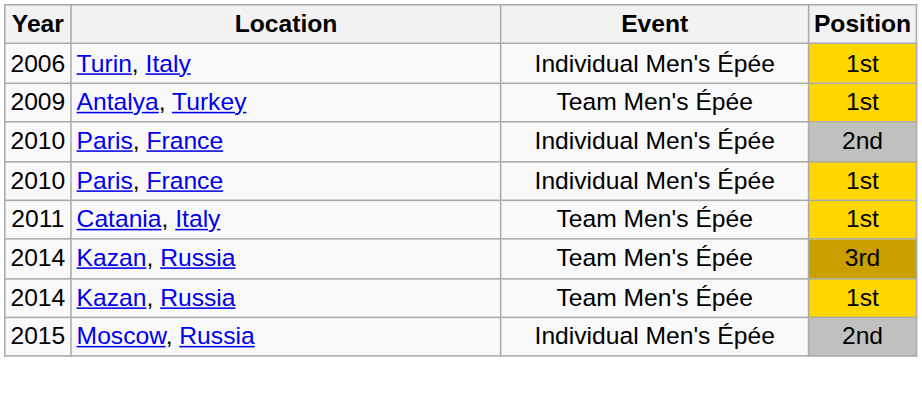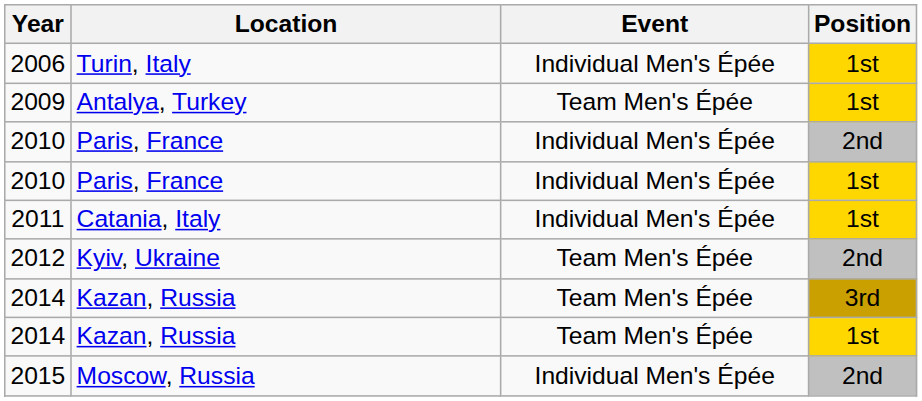(655, 219) Team Men's Épée -> (655, 219) Individual Men's Épée
+ row: (38, 258)
